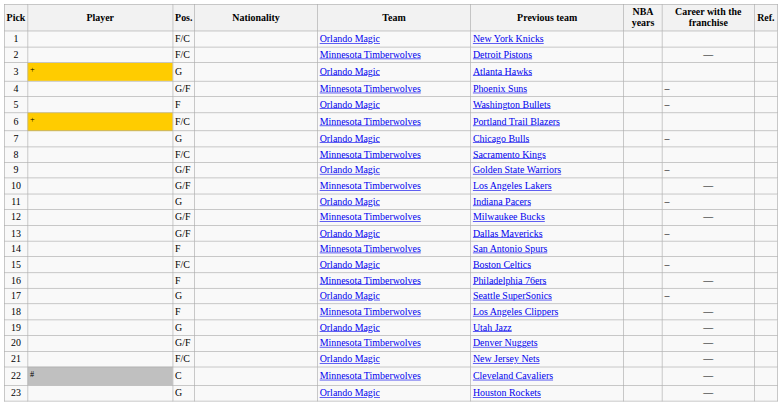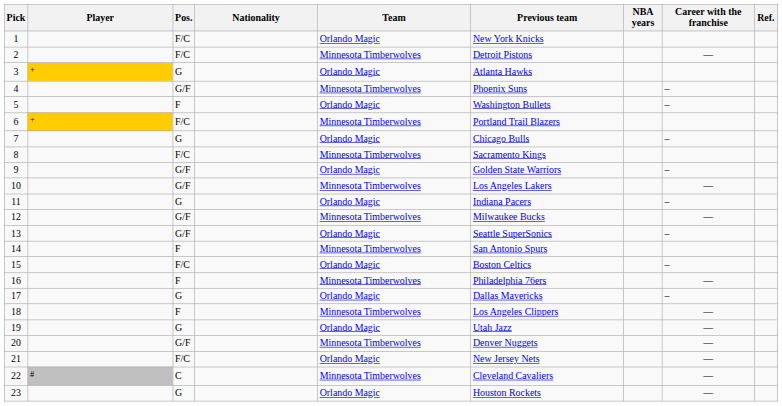(508, 233) Dallas Mavericks -> (512, 233) Seattle SuperSonics
(512, 296) Seattle SuperSonics -> (508, 296) Dallas Mavericks
